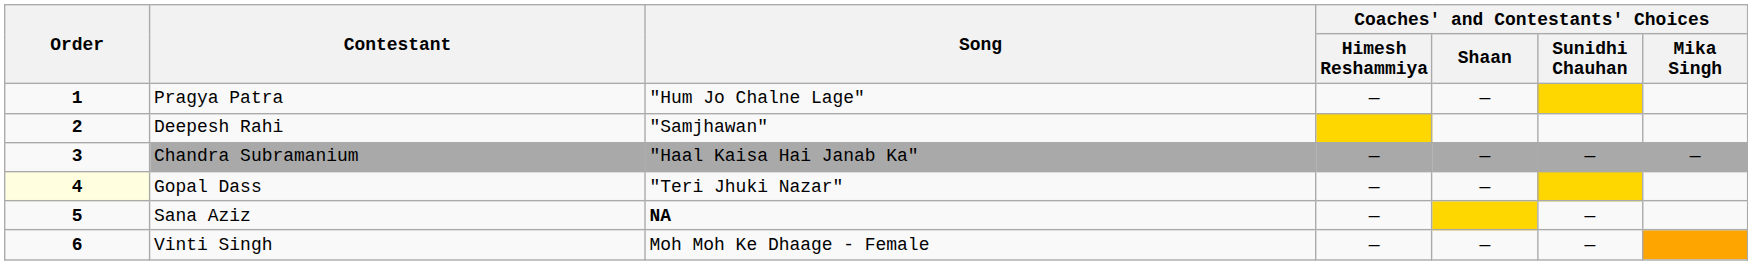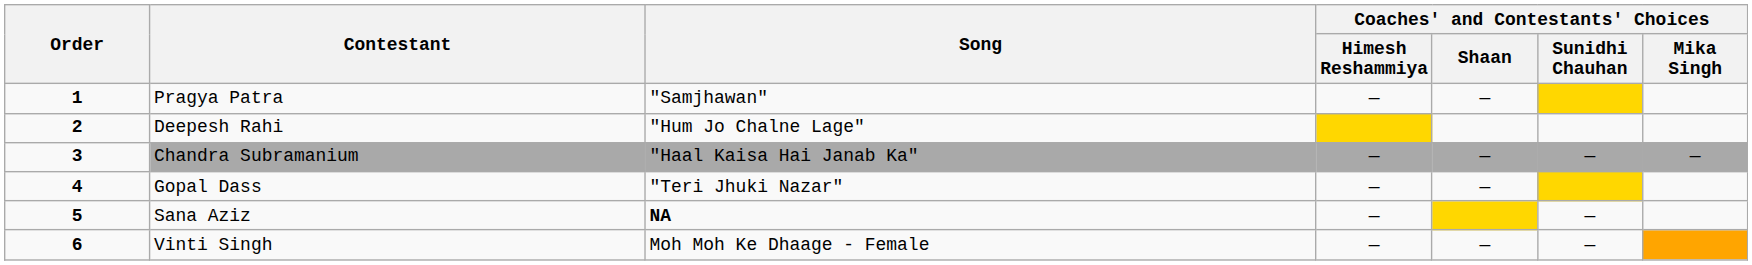(757, 98) "Hum Jo Chalne Lage" -> (709, 98) "Samjhawan"
(709, 128) "Samjhawan" -> (757, 128) "Hum Jo Chalne Lage"
(77, 186) lightyellow background -> (77, 186) no background
